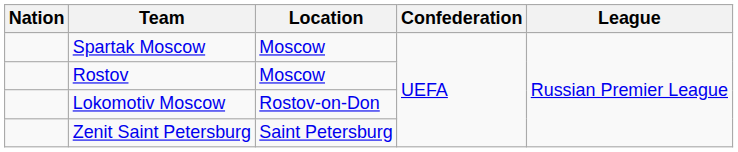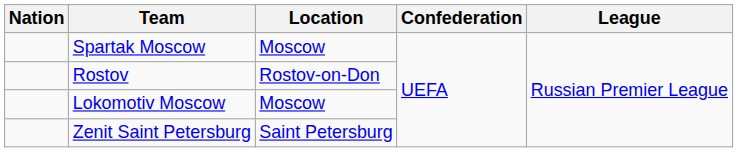(292, 75) Moscow -> (320, 75) Rostov-on-Don
(320, 103) Rostov-on-Don -> (292, 103) Moscow
